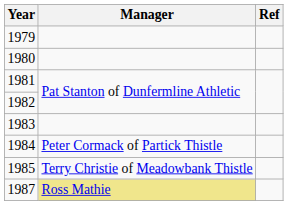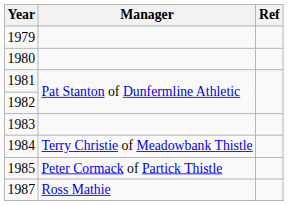(132, 146) Peter Cormack of Partick Thistle -> (147, 146) Terry Christie of Meadowbank Thistle
(147, 168) Terry Christie of Meadowbank Thistle -> (132, 168) Peter Cormack of Partick Thistle
(76, 189) khaki background -> (76, 189) no background
